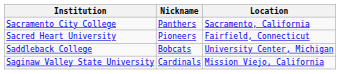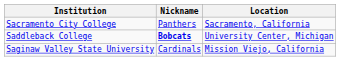- row: (61, 37)
(175, 50) normal -> (175, 37) bold
